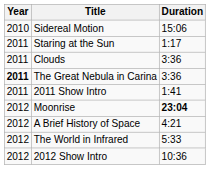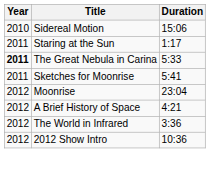- row: (49, 60)
(171, 76) 3:36 -> (171, 60) 5:33
+ row: (84, 76)
- row: (70, 92)
(175, 108) bold -> (174, 92) normal
(171, 140) 5:33 -> (171, 124) 3:36
